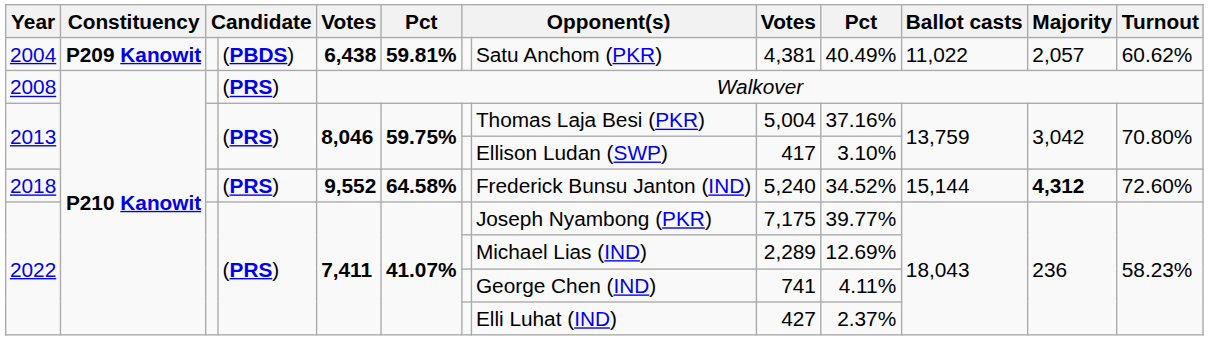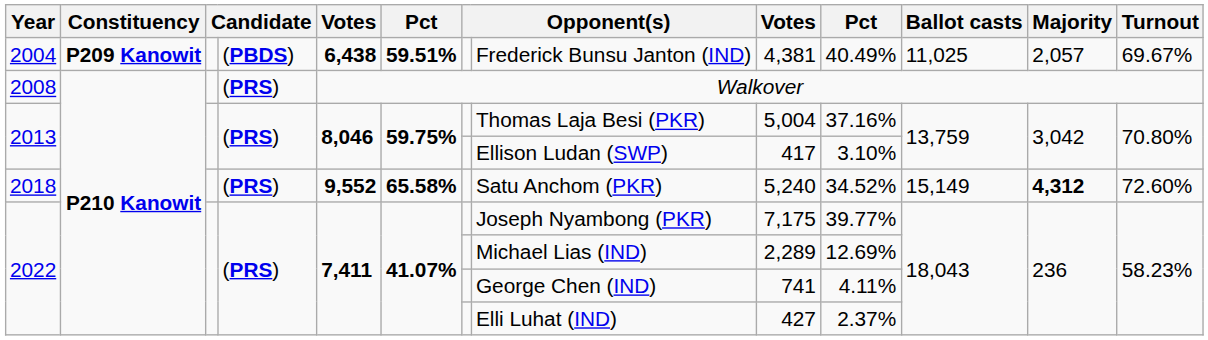(421, 54) 59.81% -> (421, 54) 59.51%
(569, 54) Satu Anchom (PKR) -> (613, 54) Frederick Bunsu Janton (IND)
(937, 54) 11,022 -> (937, 54) 11,025
(1157, 54) 60.62% -> (1157, 54) 69.67%
(421, 186) 64.58% -> (421, 186) 65.58%
(613, 186) Frederick Bunsu Janton (IND) -> (569, 186) Satu Anchom (PKR)
(938, 186) 15,144 -> (938, 186) 15,149
